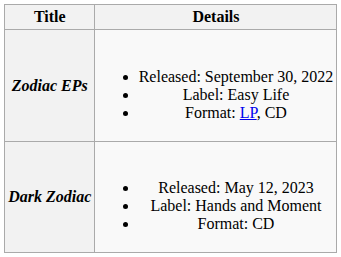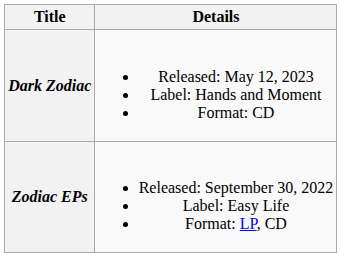rows swapped: (50, 85) <-> (50, 196)
